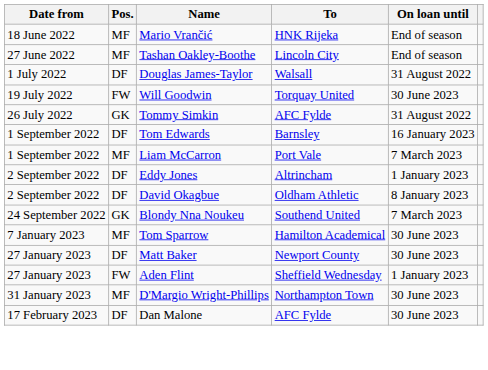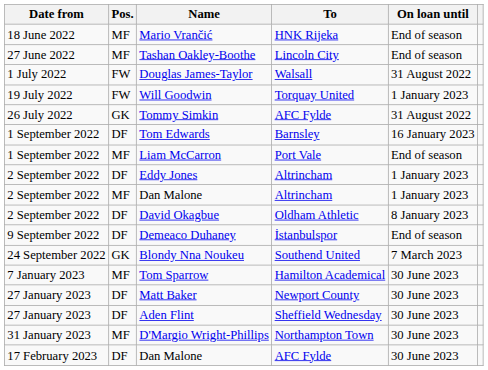(120, 74) DF -> (121, 74) FW
(425, 94) 30 June 2023 -> (430, 94) 1 January 2023
(427, 154) 7 March 2023 -> (427, 154) End of season
+ row: (171, 194)
+ row: (188, 235)
(121, 275) FW -> (120, 315) DF
(430, 275) 1 January 2023 -> (425, 315) 30 June 2023
